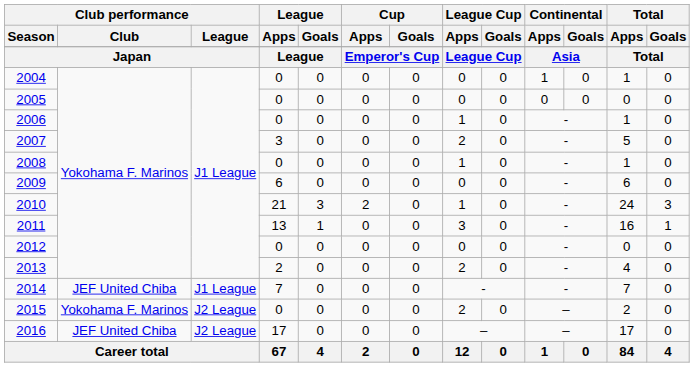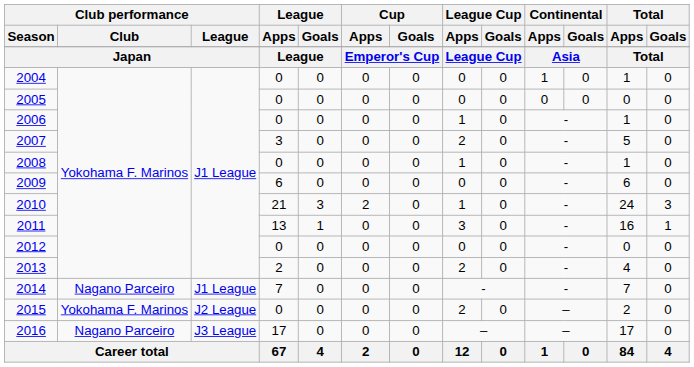(124, 288) JEF United Chiba -> (124, 288) Nagano Parceiro
(124, 330) JEF United Chiba -> (124, 330) Nagano Parceiro
(225, 330) J2 League -> (225, 330) J3 League
